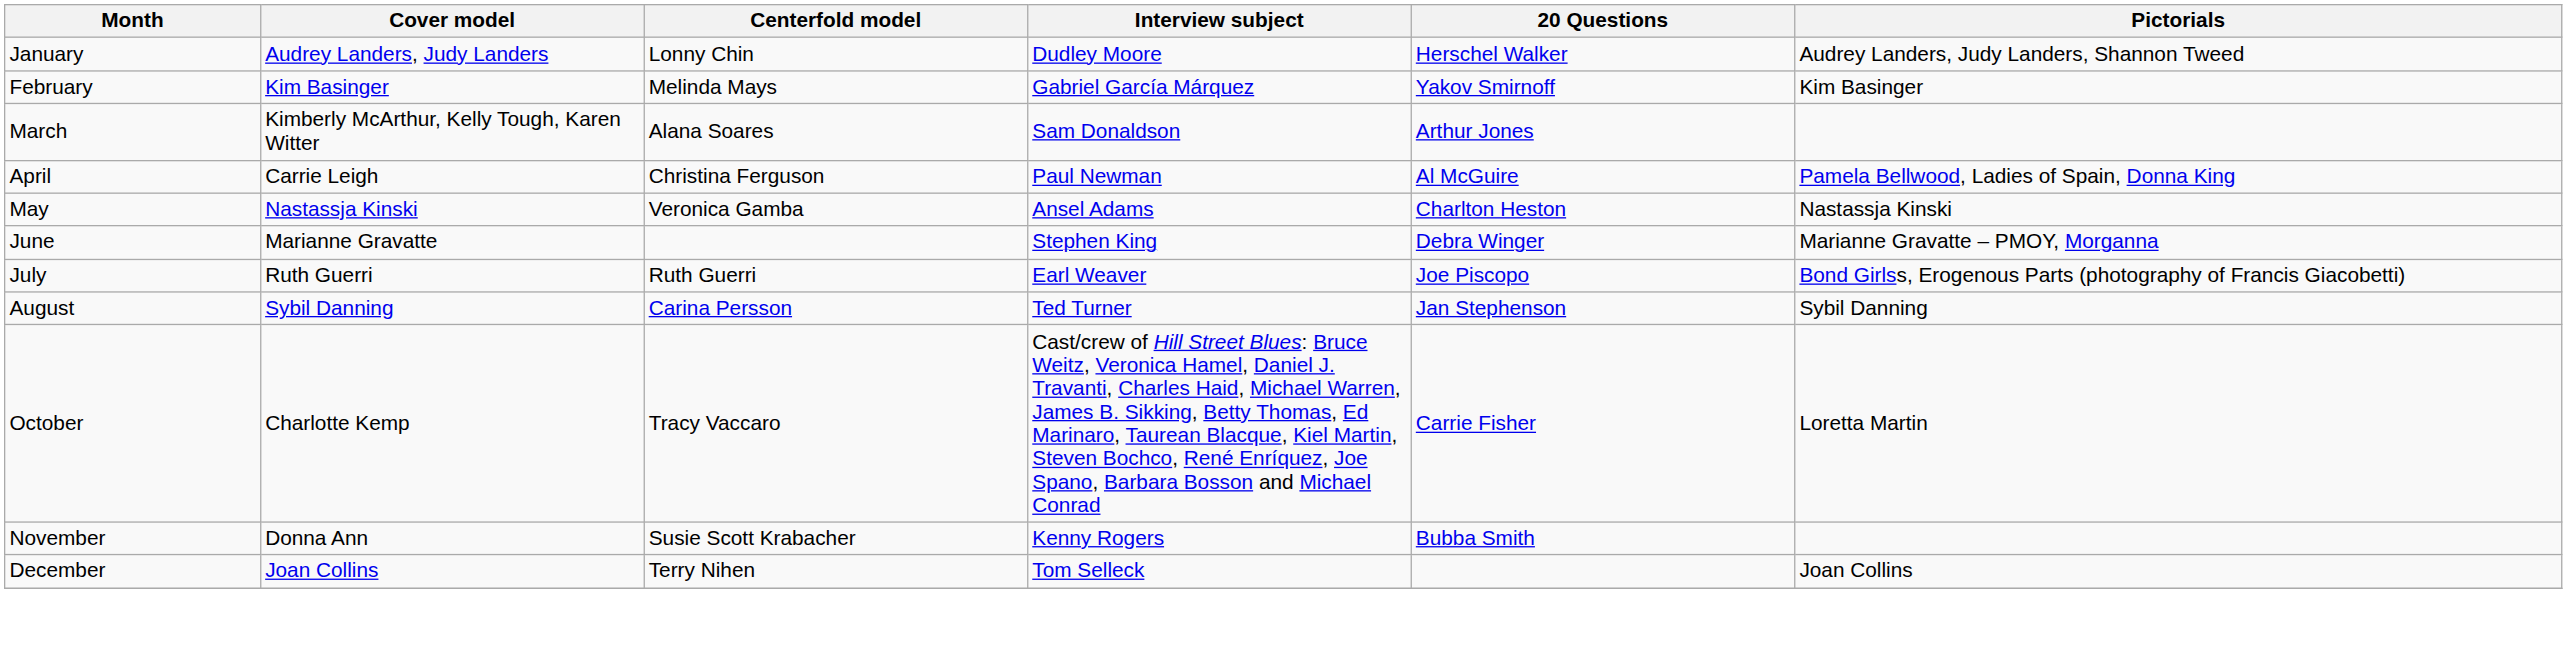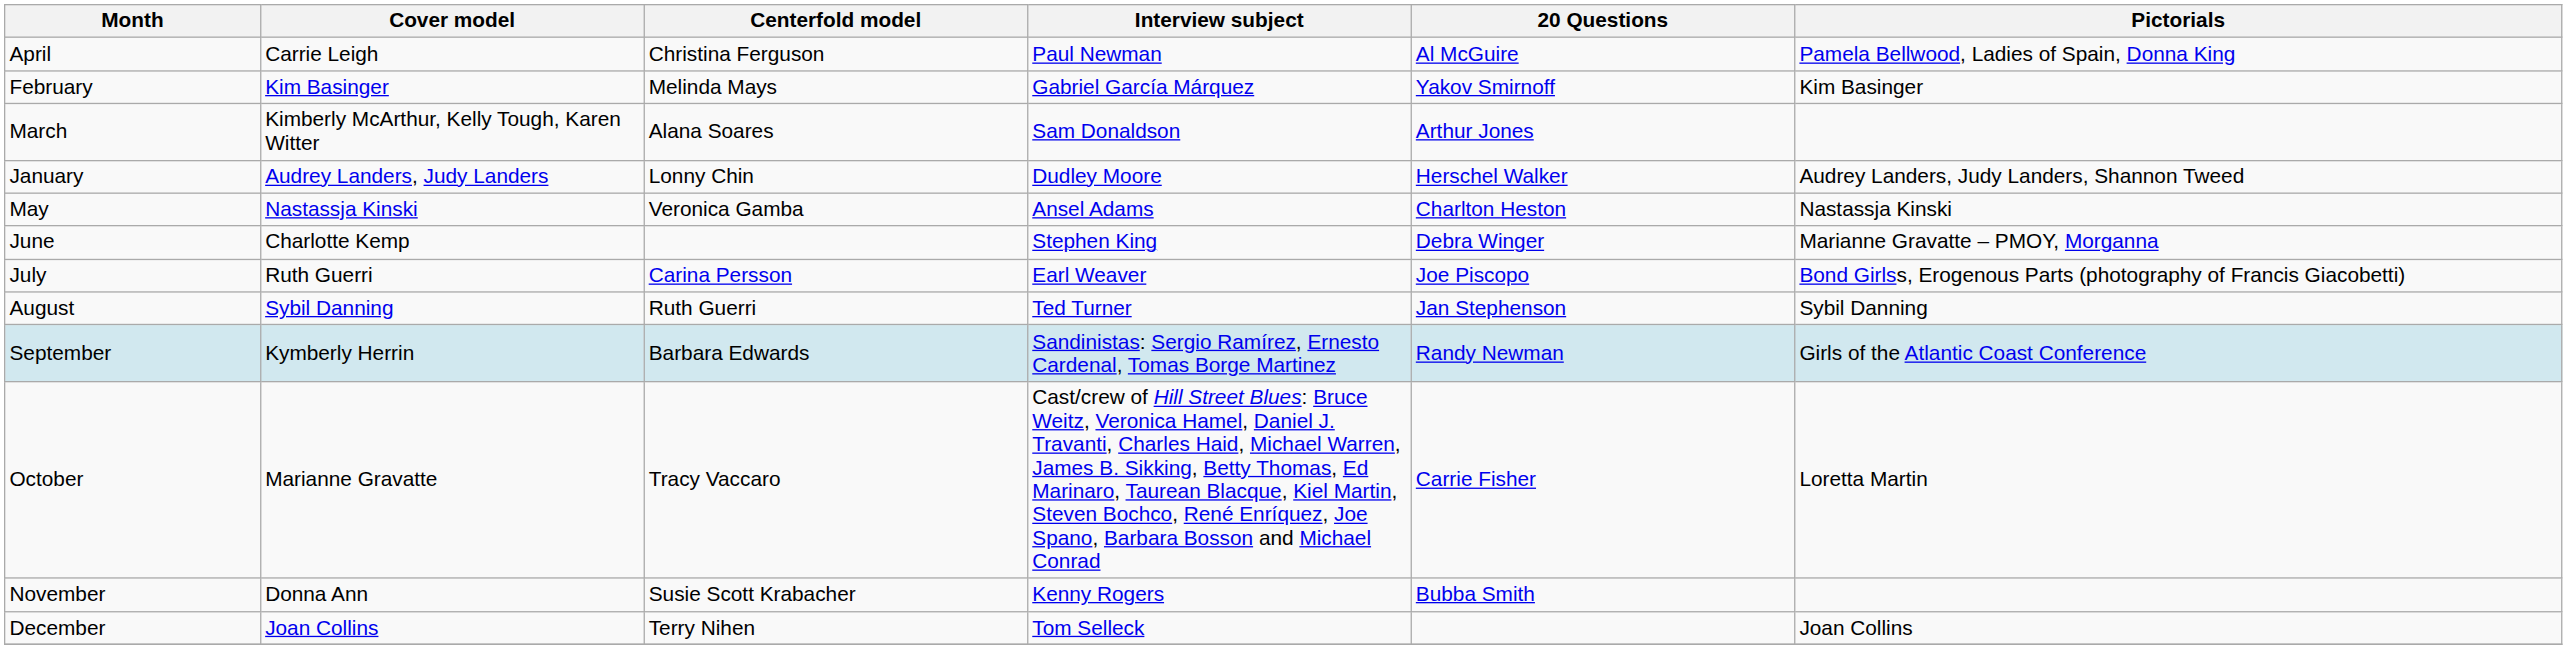rows swapped: (46, 53) <-> (30, 176)
(351, 242) Marianne Gravatte -> (337, 242) Charlotte Kemp
(702, 275) Ruth Guerri -> (720, 275) Carina Persson
(720, 308) Carina Persson -> (702, 308) Ruth Guerri
+ row: (60, 352)
(337, 423) Charlotte Kemp -> (351, 479) Marianne Gravatte
